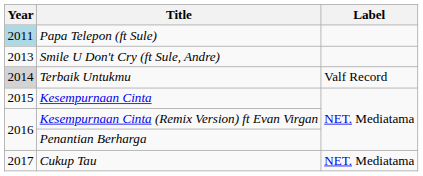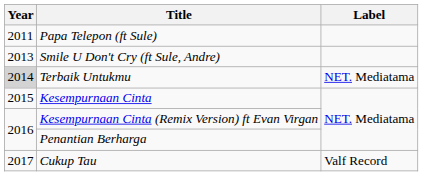(20, 35) lightblue background -> (20, 35) no background
(356, 77) Valf Record -> (369, 77) NET. Mediatama
(369, 160) NET. Mediatama -> (356, 160) Valf Record
